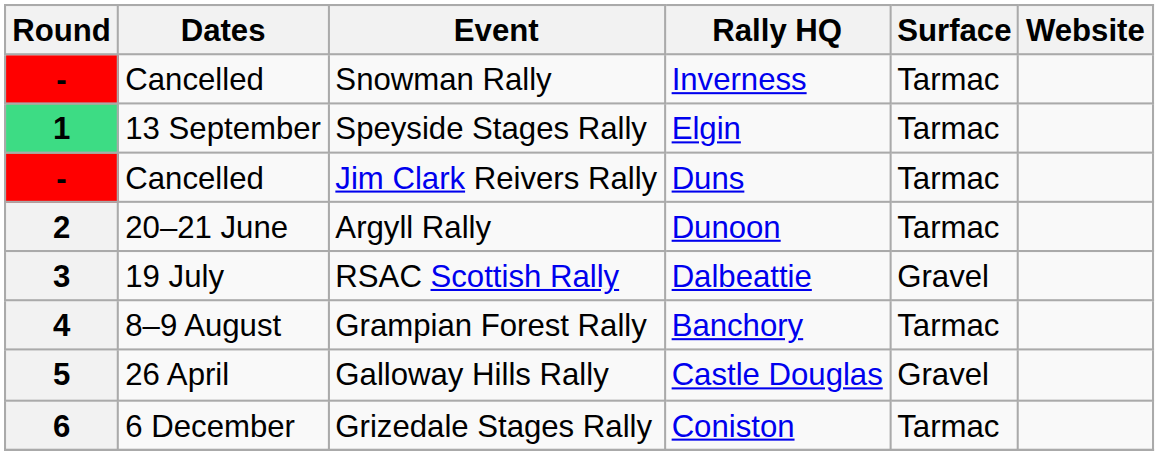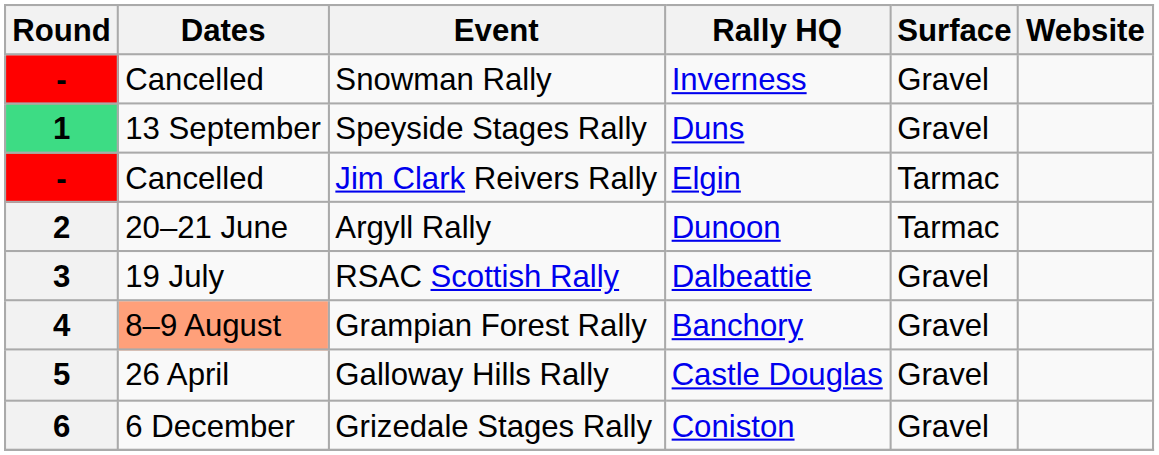(948, 79) Tarmac -> (943, 79) Gravel
(706, 129) Elgin -> (708, 129) Duns
(948, 129) Tarmac -> (943, 129) Gravel
(708, 178) Duns -> (706, 178) Elgin
(203, 326) no background -> (203, 326) lightsalmon background
(948, 326) Tarmac -> (943, 326) Gravel
(948, 425) Tarmac -> (943, 425) Gravel
